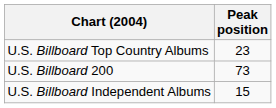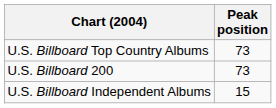(242, 50) 23 -> (242, 50) 73
